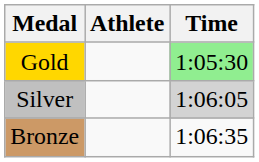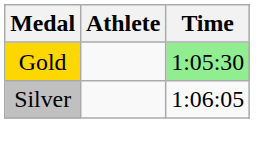(212, 99) lightgrey background -> (208, 99) no background
- row: (45, 136)
